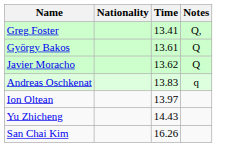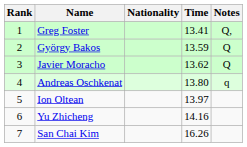+ column: (20, 13)
(166, 47) 13.61 -> (196, 47) 13.59
(166, 82) 13.83 -> (196, 82) 13.80
(166, 116) 14.43 -> (196, 116) 14.16
